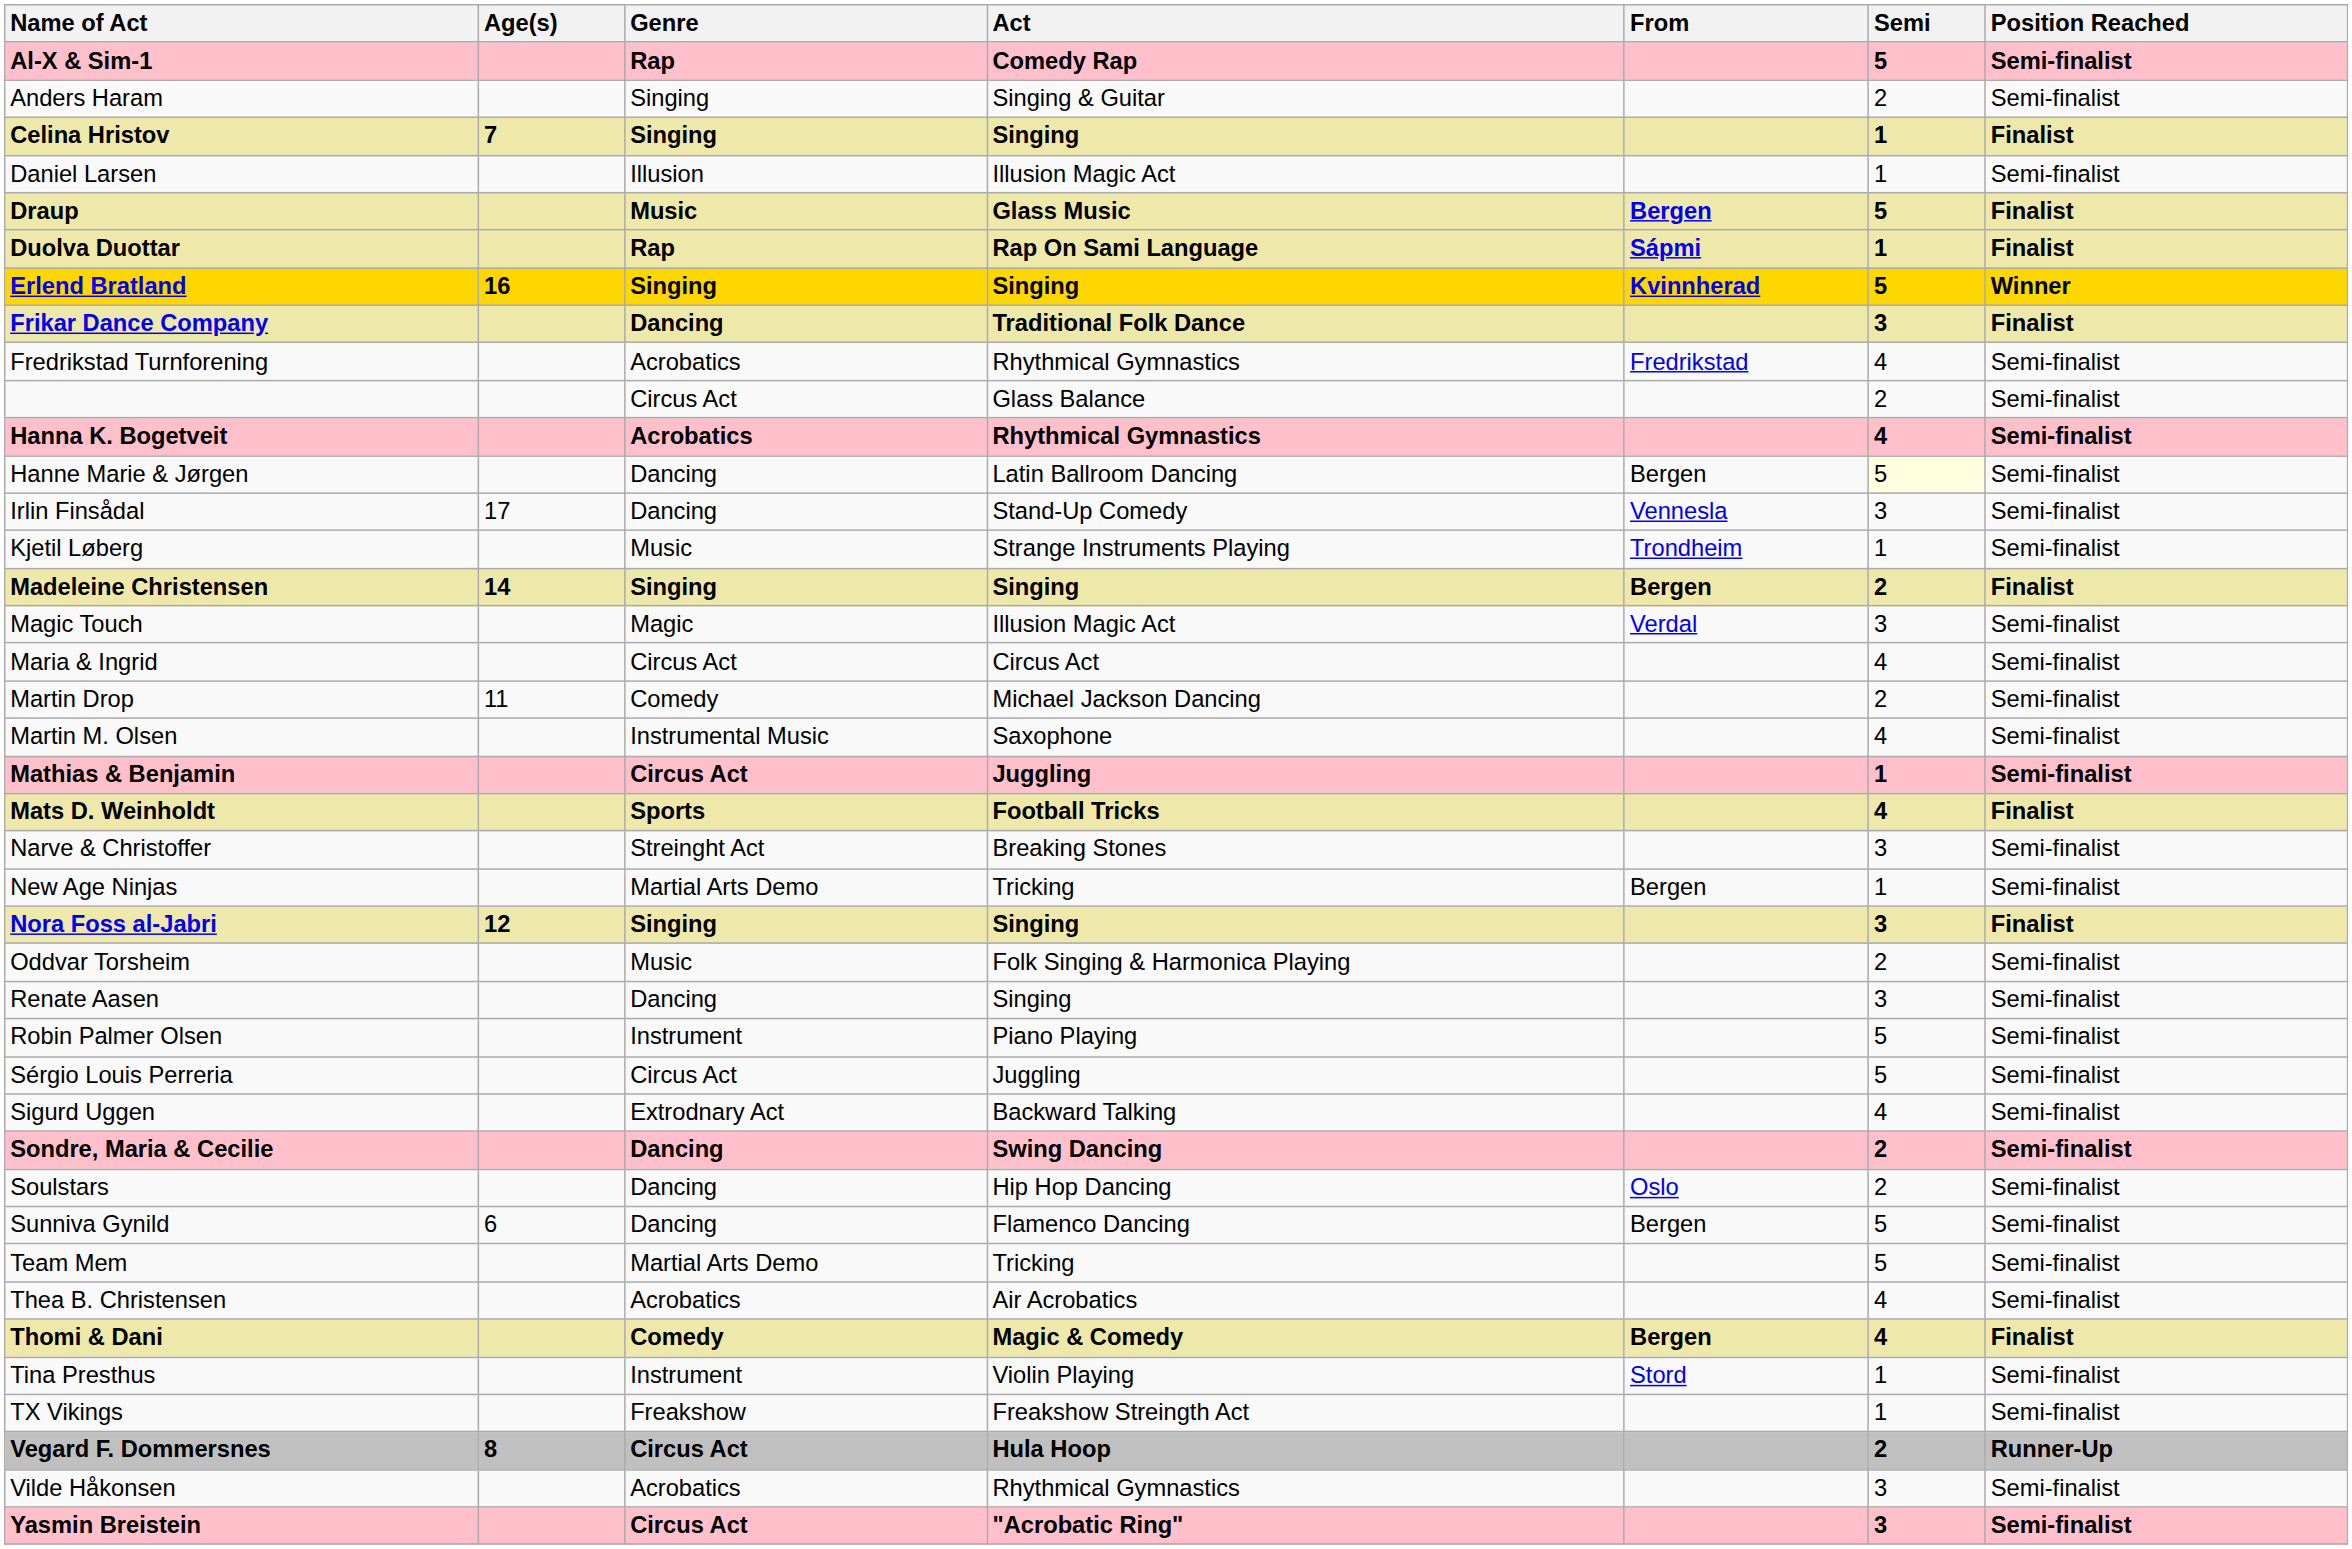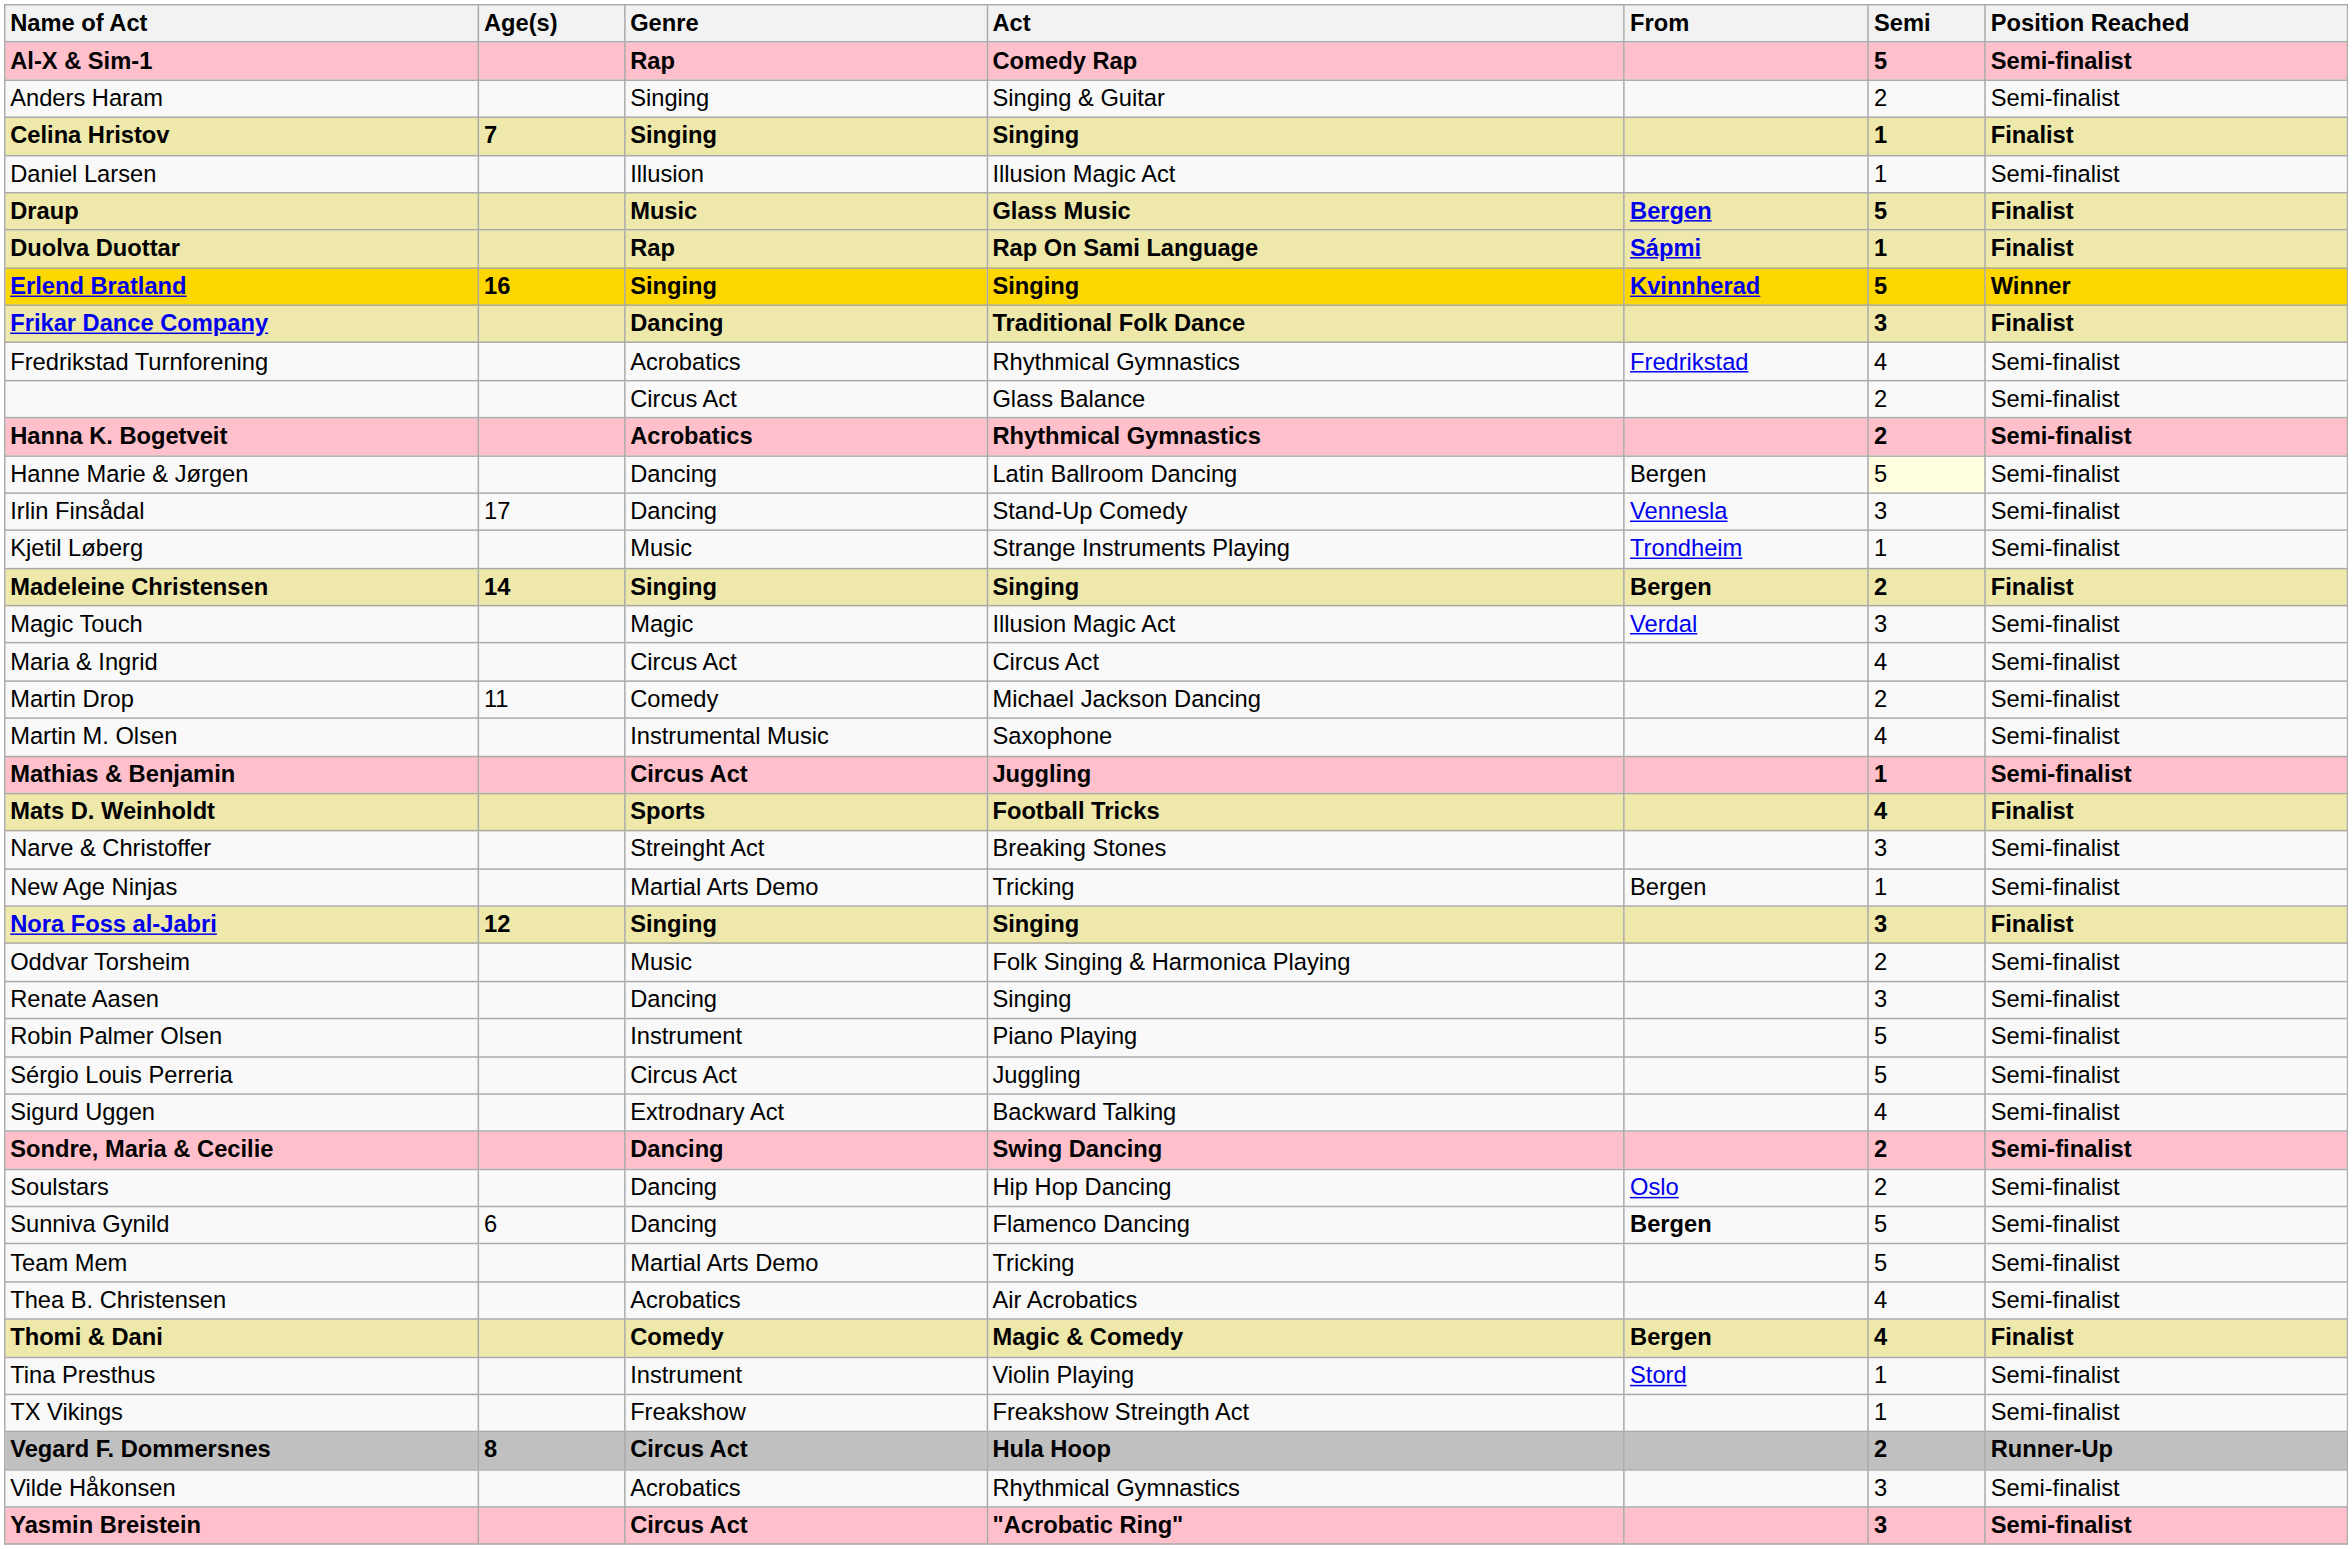(1881, 436) 4 -> (1881, 436) 2
(1668, 1225) normal -> (1671, 1225) bold
